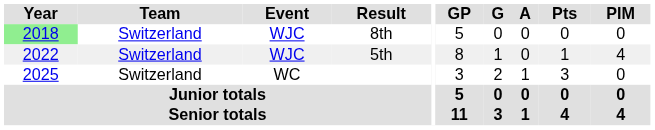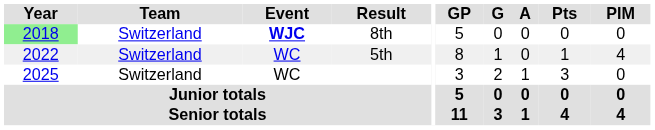(287, 34) normal -> (287, 34) bold
(287, 54) WJC -> (287, 54) WC
